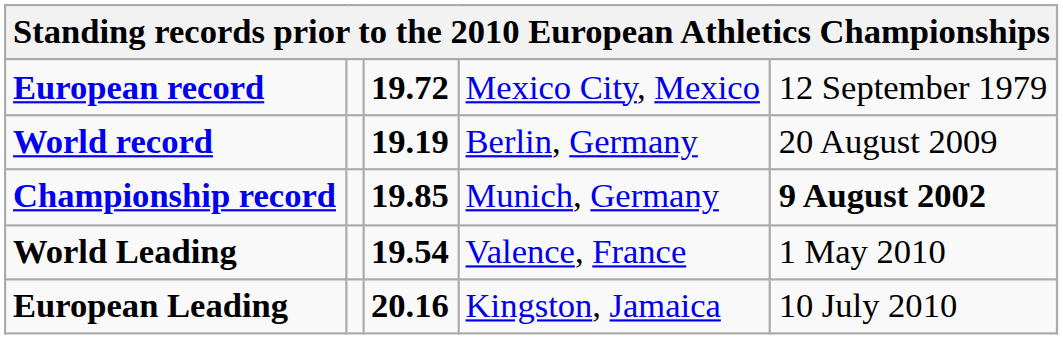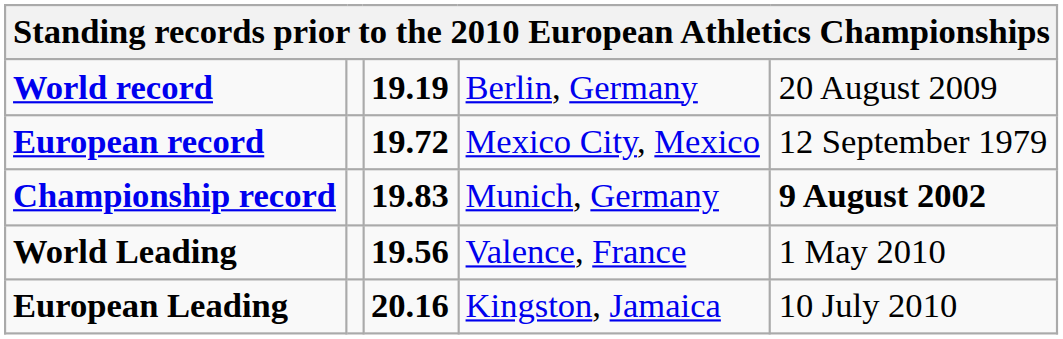rows swapped: (113, 141) <-> (139, 86)
(410, 196) 19.85 -> (410, 196) 19.83
(410, 251) 19.54 -> (410, 251) 19.56
